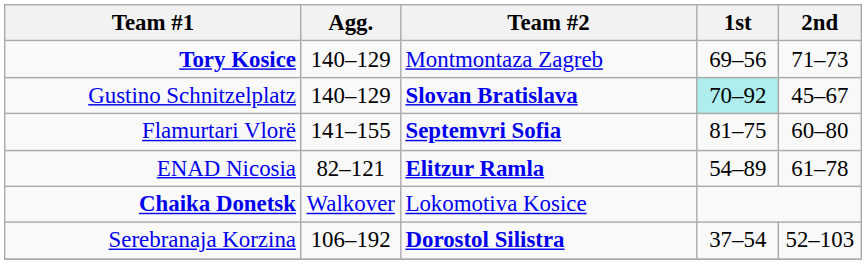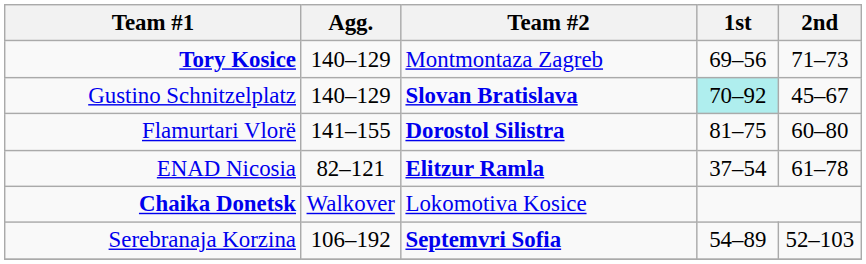(483, 131) Septemvri Sofia -> (485, 131) Dorostol Silistra
(738, 167) 54–89 -> (738, 167) 37–54
(485, 240) Dorostol Silistra -> (483, 240) Septemvri Sofia
(738, 240) 37–54 -> (738, 240) 54–89
